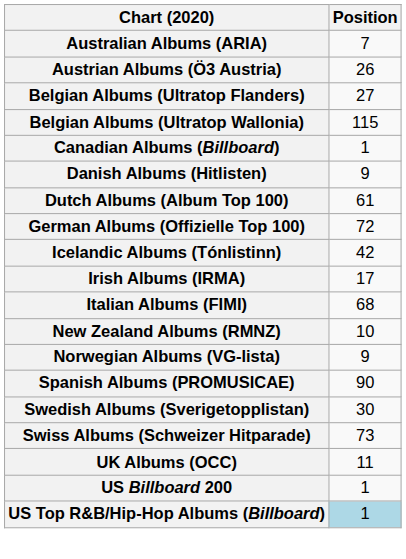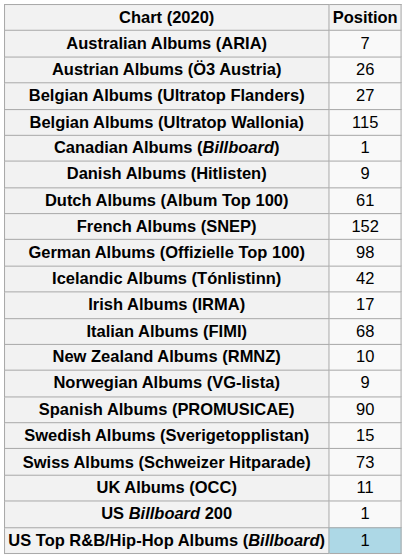+ row: (167, 226)
(365, 226) 72 -> (365, 252) 98
(365, 409) 30 -> (365, 435) 15
